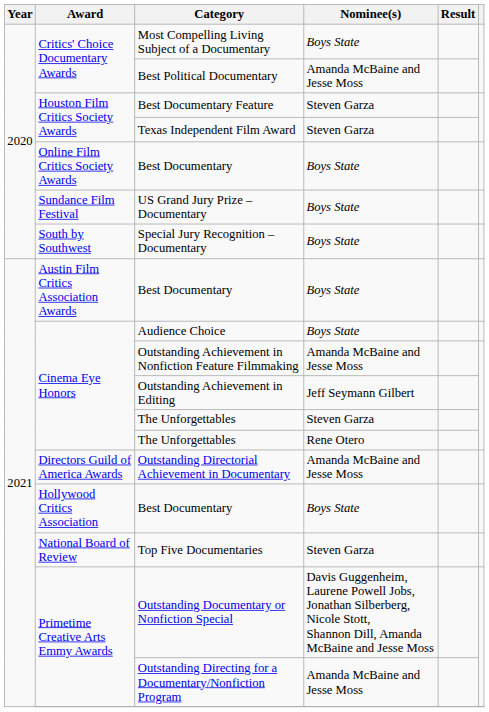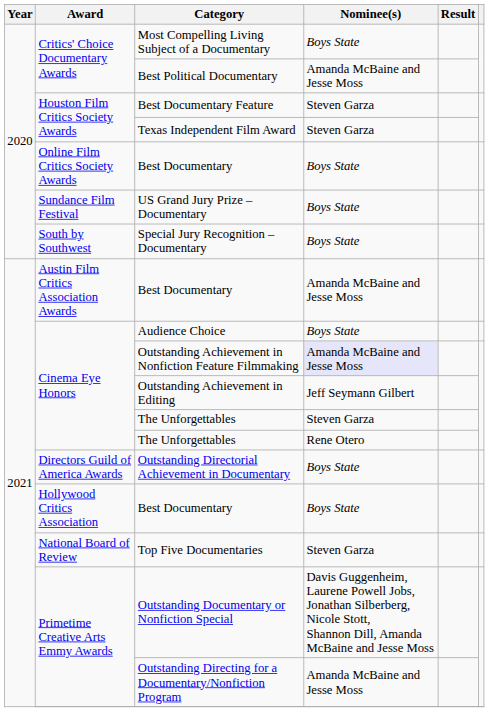(333, 289) Boys State -> (363, 289) Amanda McBaine and Jesse Moss
(363, 358) no background -> (363, 358) lavender background
(363, 467) Amanda McBaine and Jesse Moss -> (333, 467) Boys State
